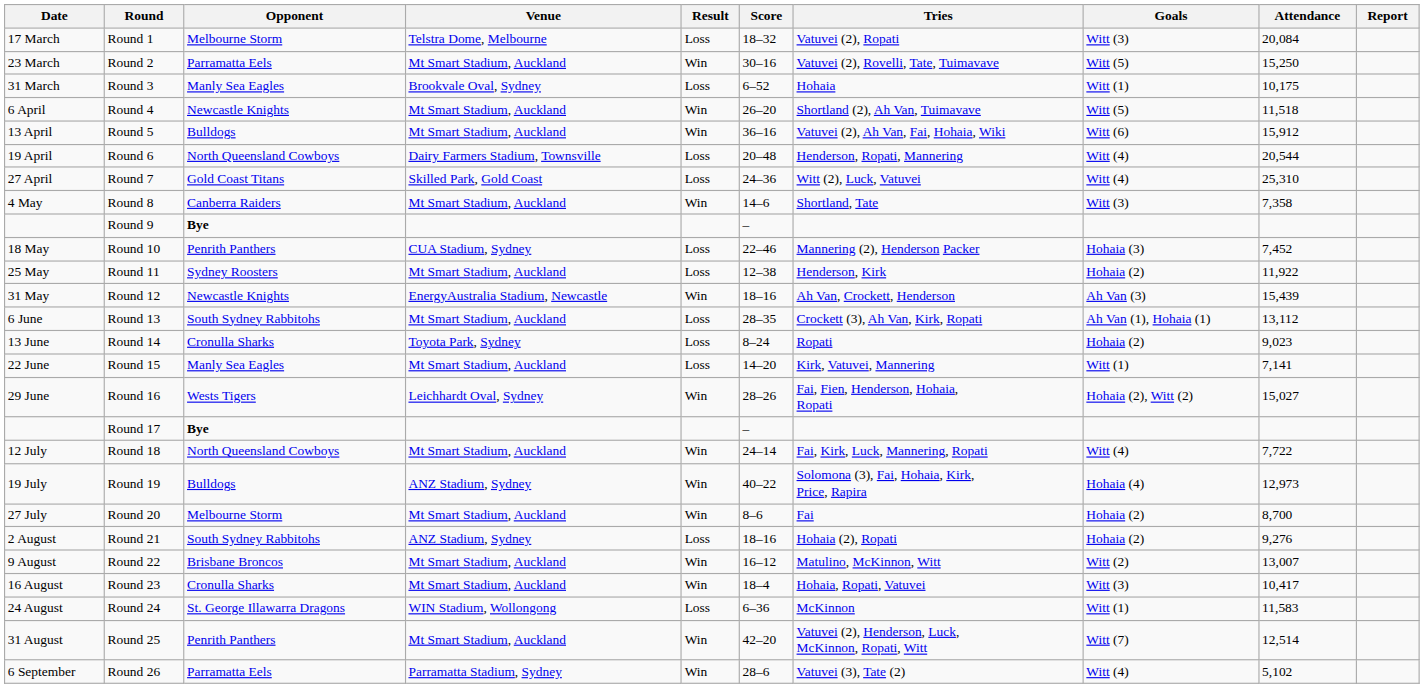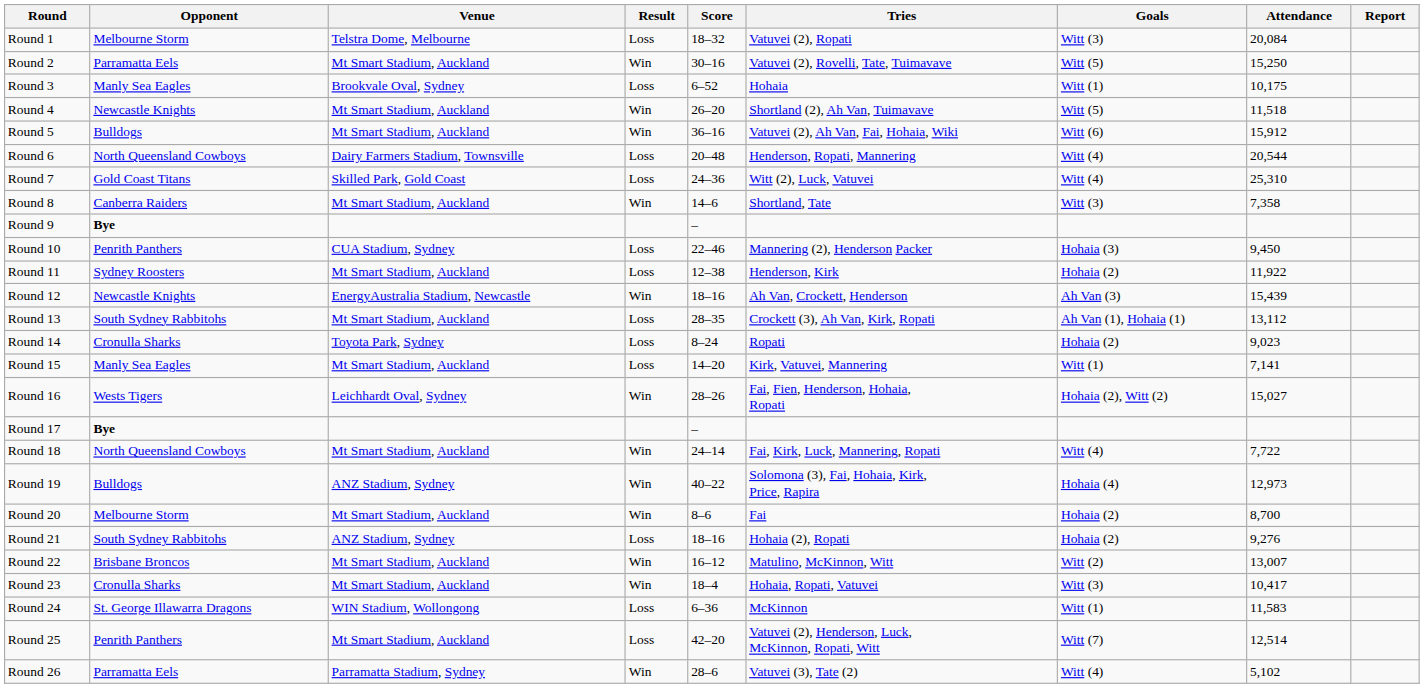- column: (54, 16)
(1277, 248) 7,452 -> (1265, 248) 9,450
(696, 640) Win -> (641, 640) Loss
